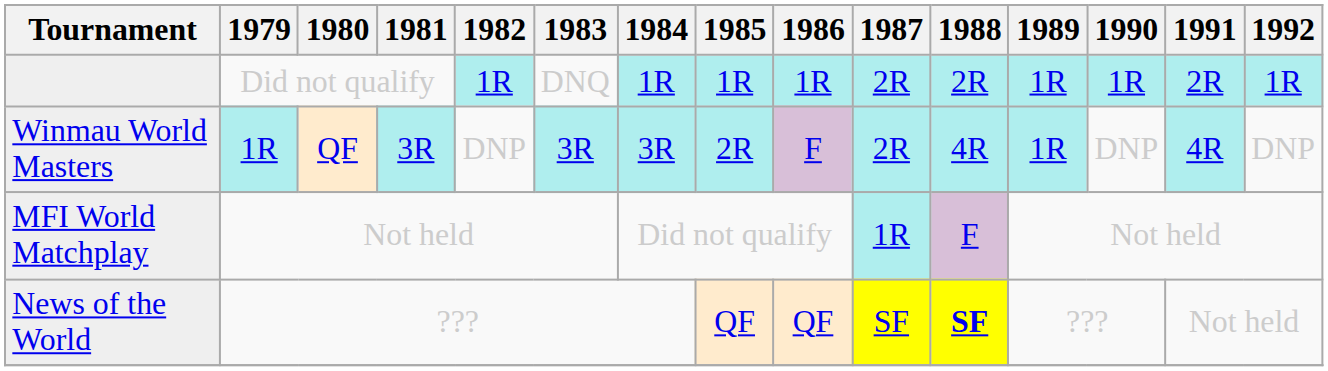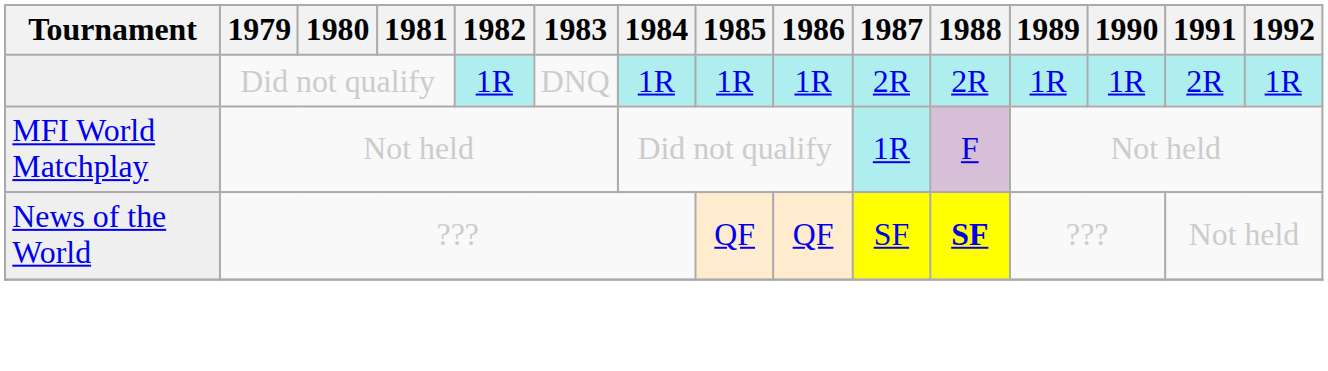- row: (110, 148)
